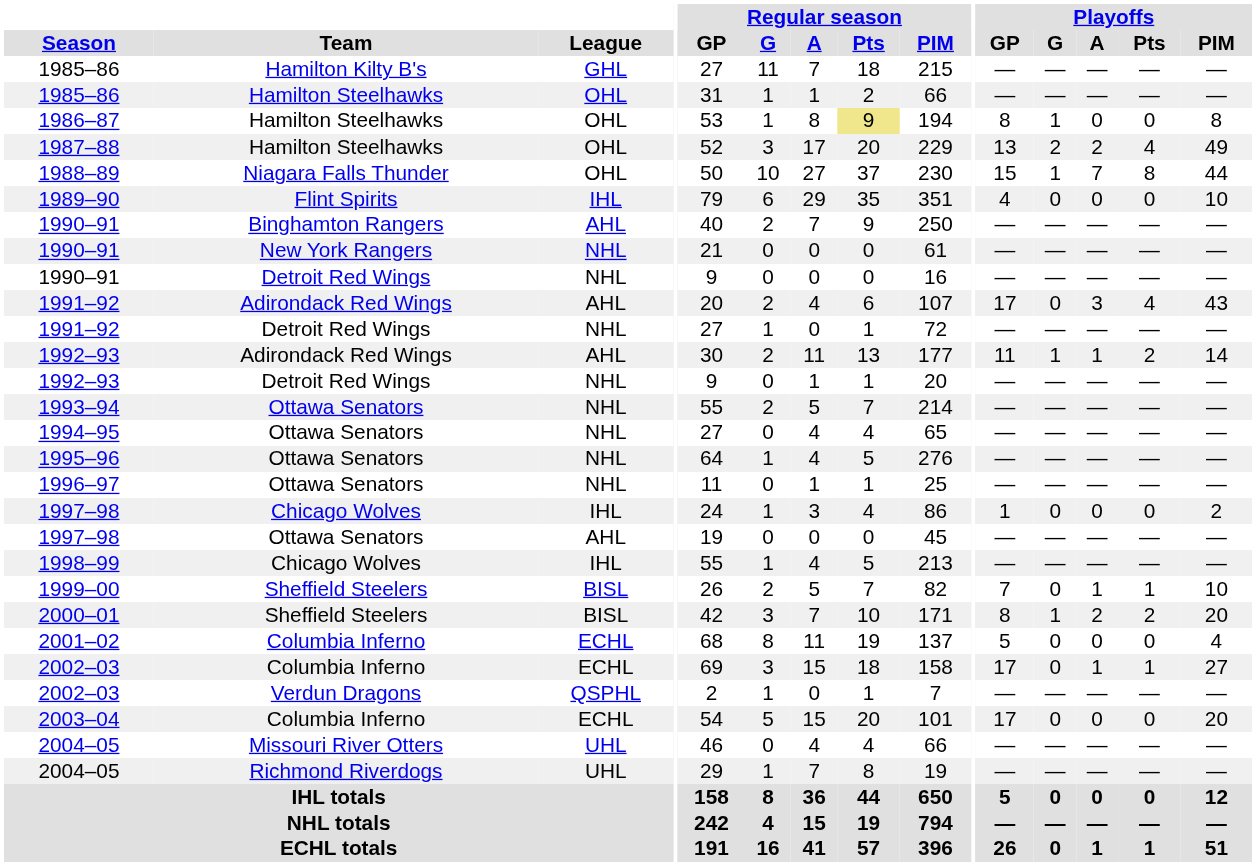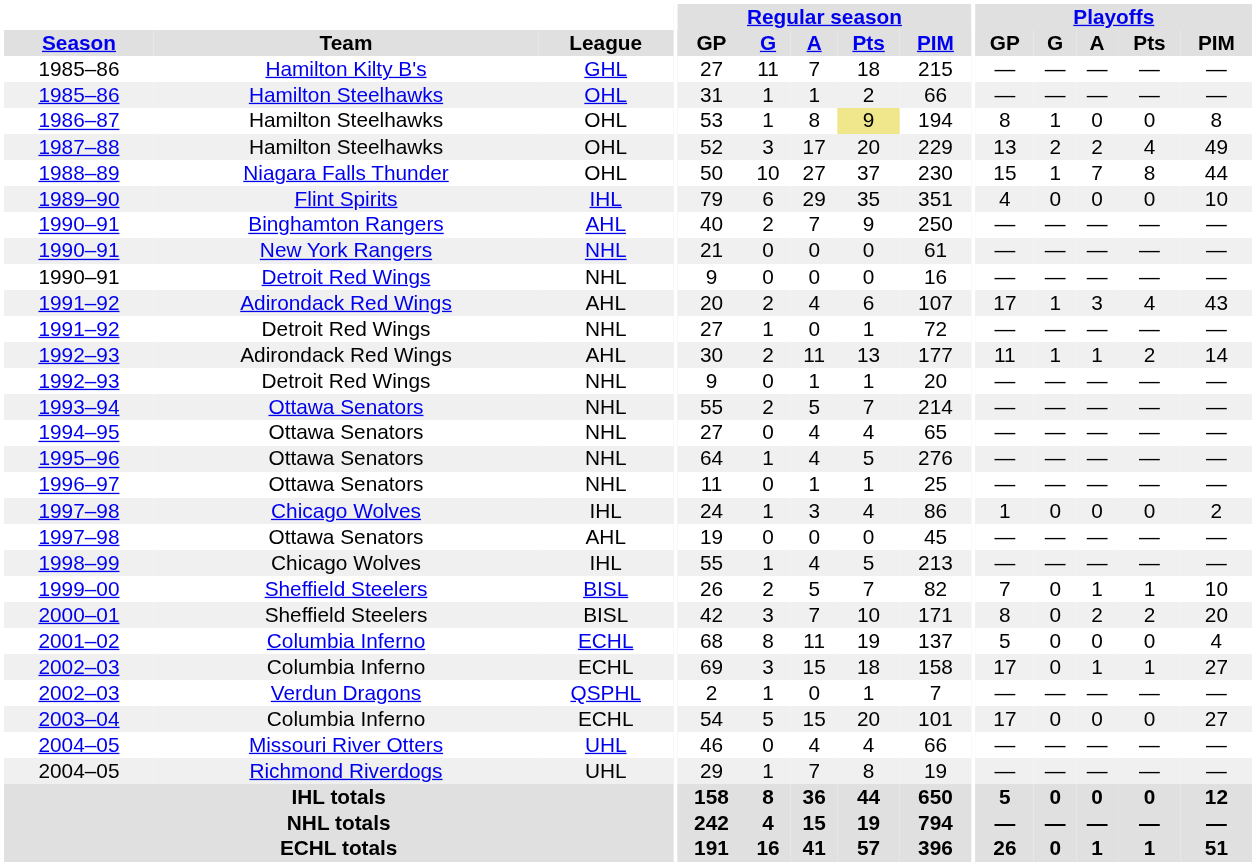(1055, 302) 0 -> (1055, 302) 1
(1055, 614) 1 -> (1055, 614) 0
(1216, 718) 20 -> (1216, 718) 27
